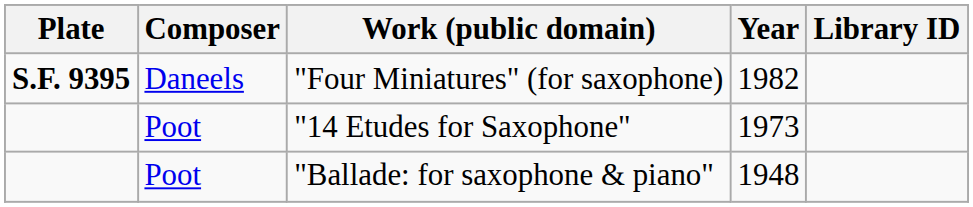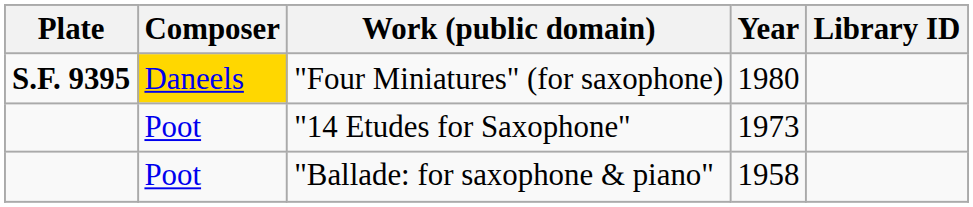(194, 77) no background -> (194, 77) gold background
(768, 77) 1982 -> (768, 77) 1980
(768, 175) 1948 -> (768, 175) 1958
